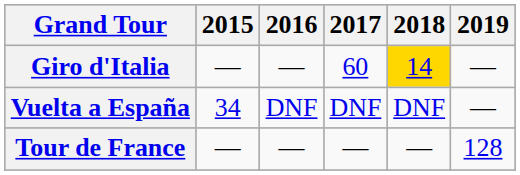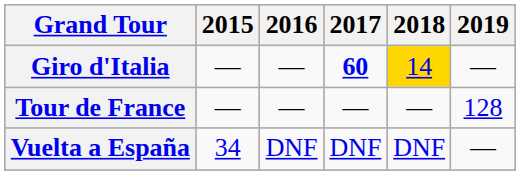(355, 66) normal -> (355, 66) bold
rows swapped: (100, 148) <-> (100, 107)
